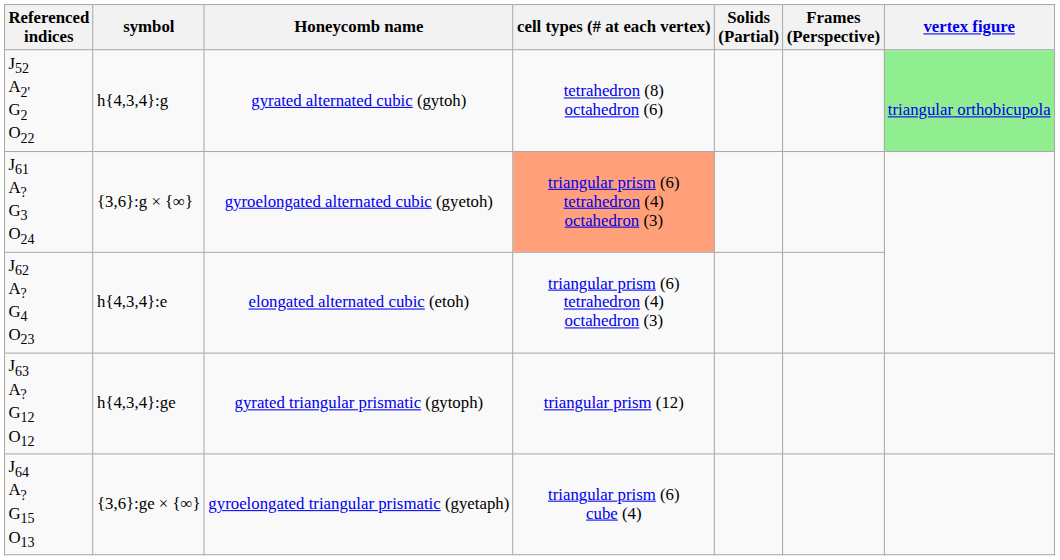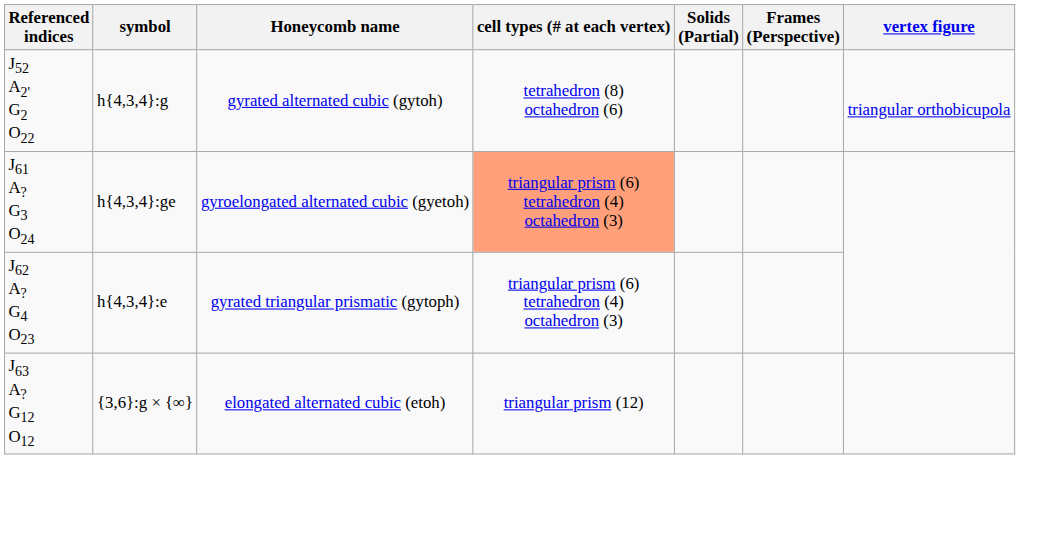(969, 109) lightgreen background -> (929, 109) no background
(145, 201) {3,6}:g × {∞} -> (136, 201) h{4,3,4}:ge
(359, 302) elongated alternated cubic (etoh) -> (335, 302) gyrated triangular prismatic (gytoph)
(136, 403) h{4,3,4}:ge -> (145, 403) {3,6}:g × {∞}
(359, 403) gyrated triangular prismatic (gytoph) -> (335, 403) elongated alternated cubic (etoh)
- row: (21, 504)
